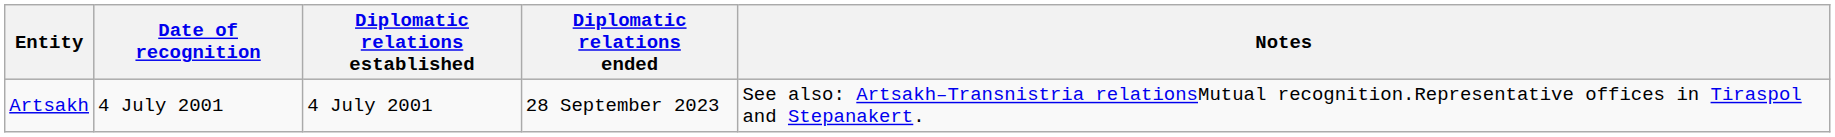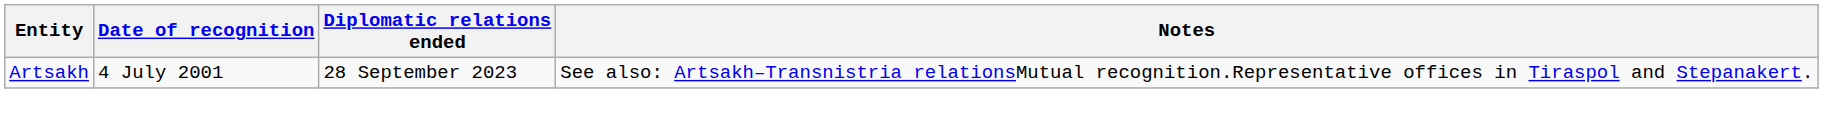- column: (412, 42)
